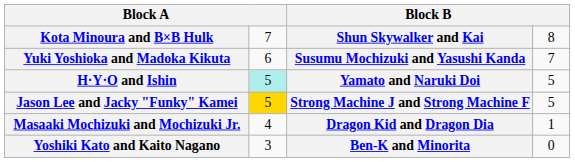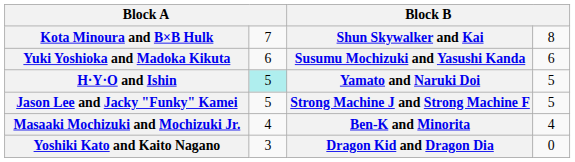(551, 59) 7 -> (551, 59) 6
(268, 102) gold background -> (268, 102) no background
(410, 124) Dragon Kid and Dragon Dia -> (410, 124) Ben-K and Minorita
(551, 124) 1 -> (551, 124) 4
(410, 146) Ben-K and Minorita -> (410, 146) Dragon Kid and Dragon Dia
